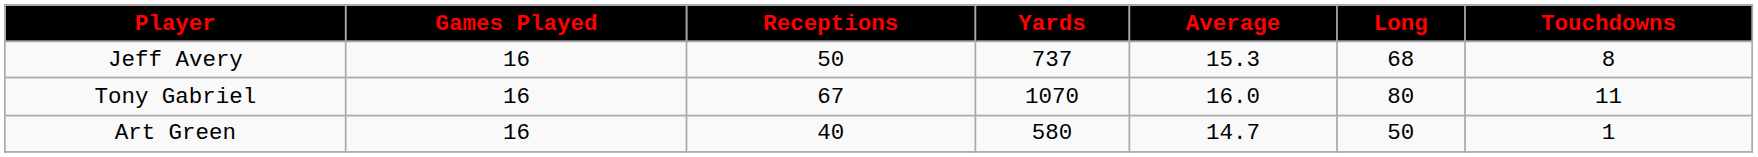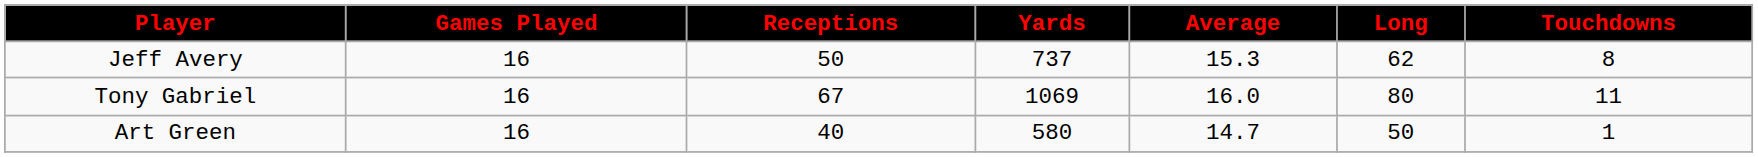(1401, 60) 68 -> (1401, 60) 62
(1052, 97) 1070 -> (1052, 97) 1069
